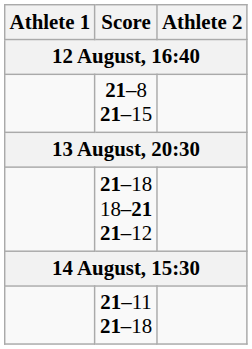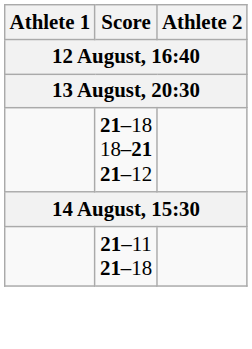- row: (126, 103)
